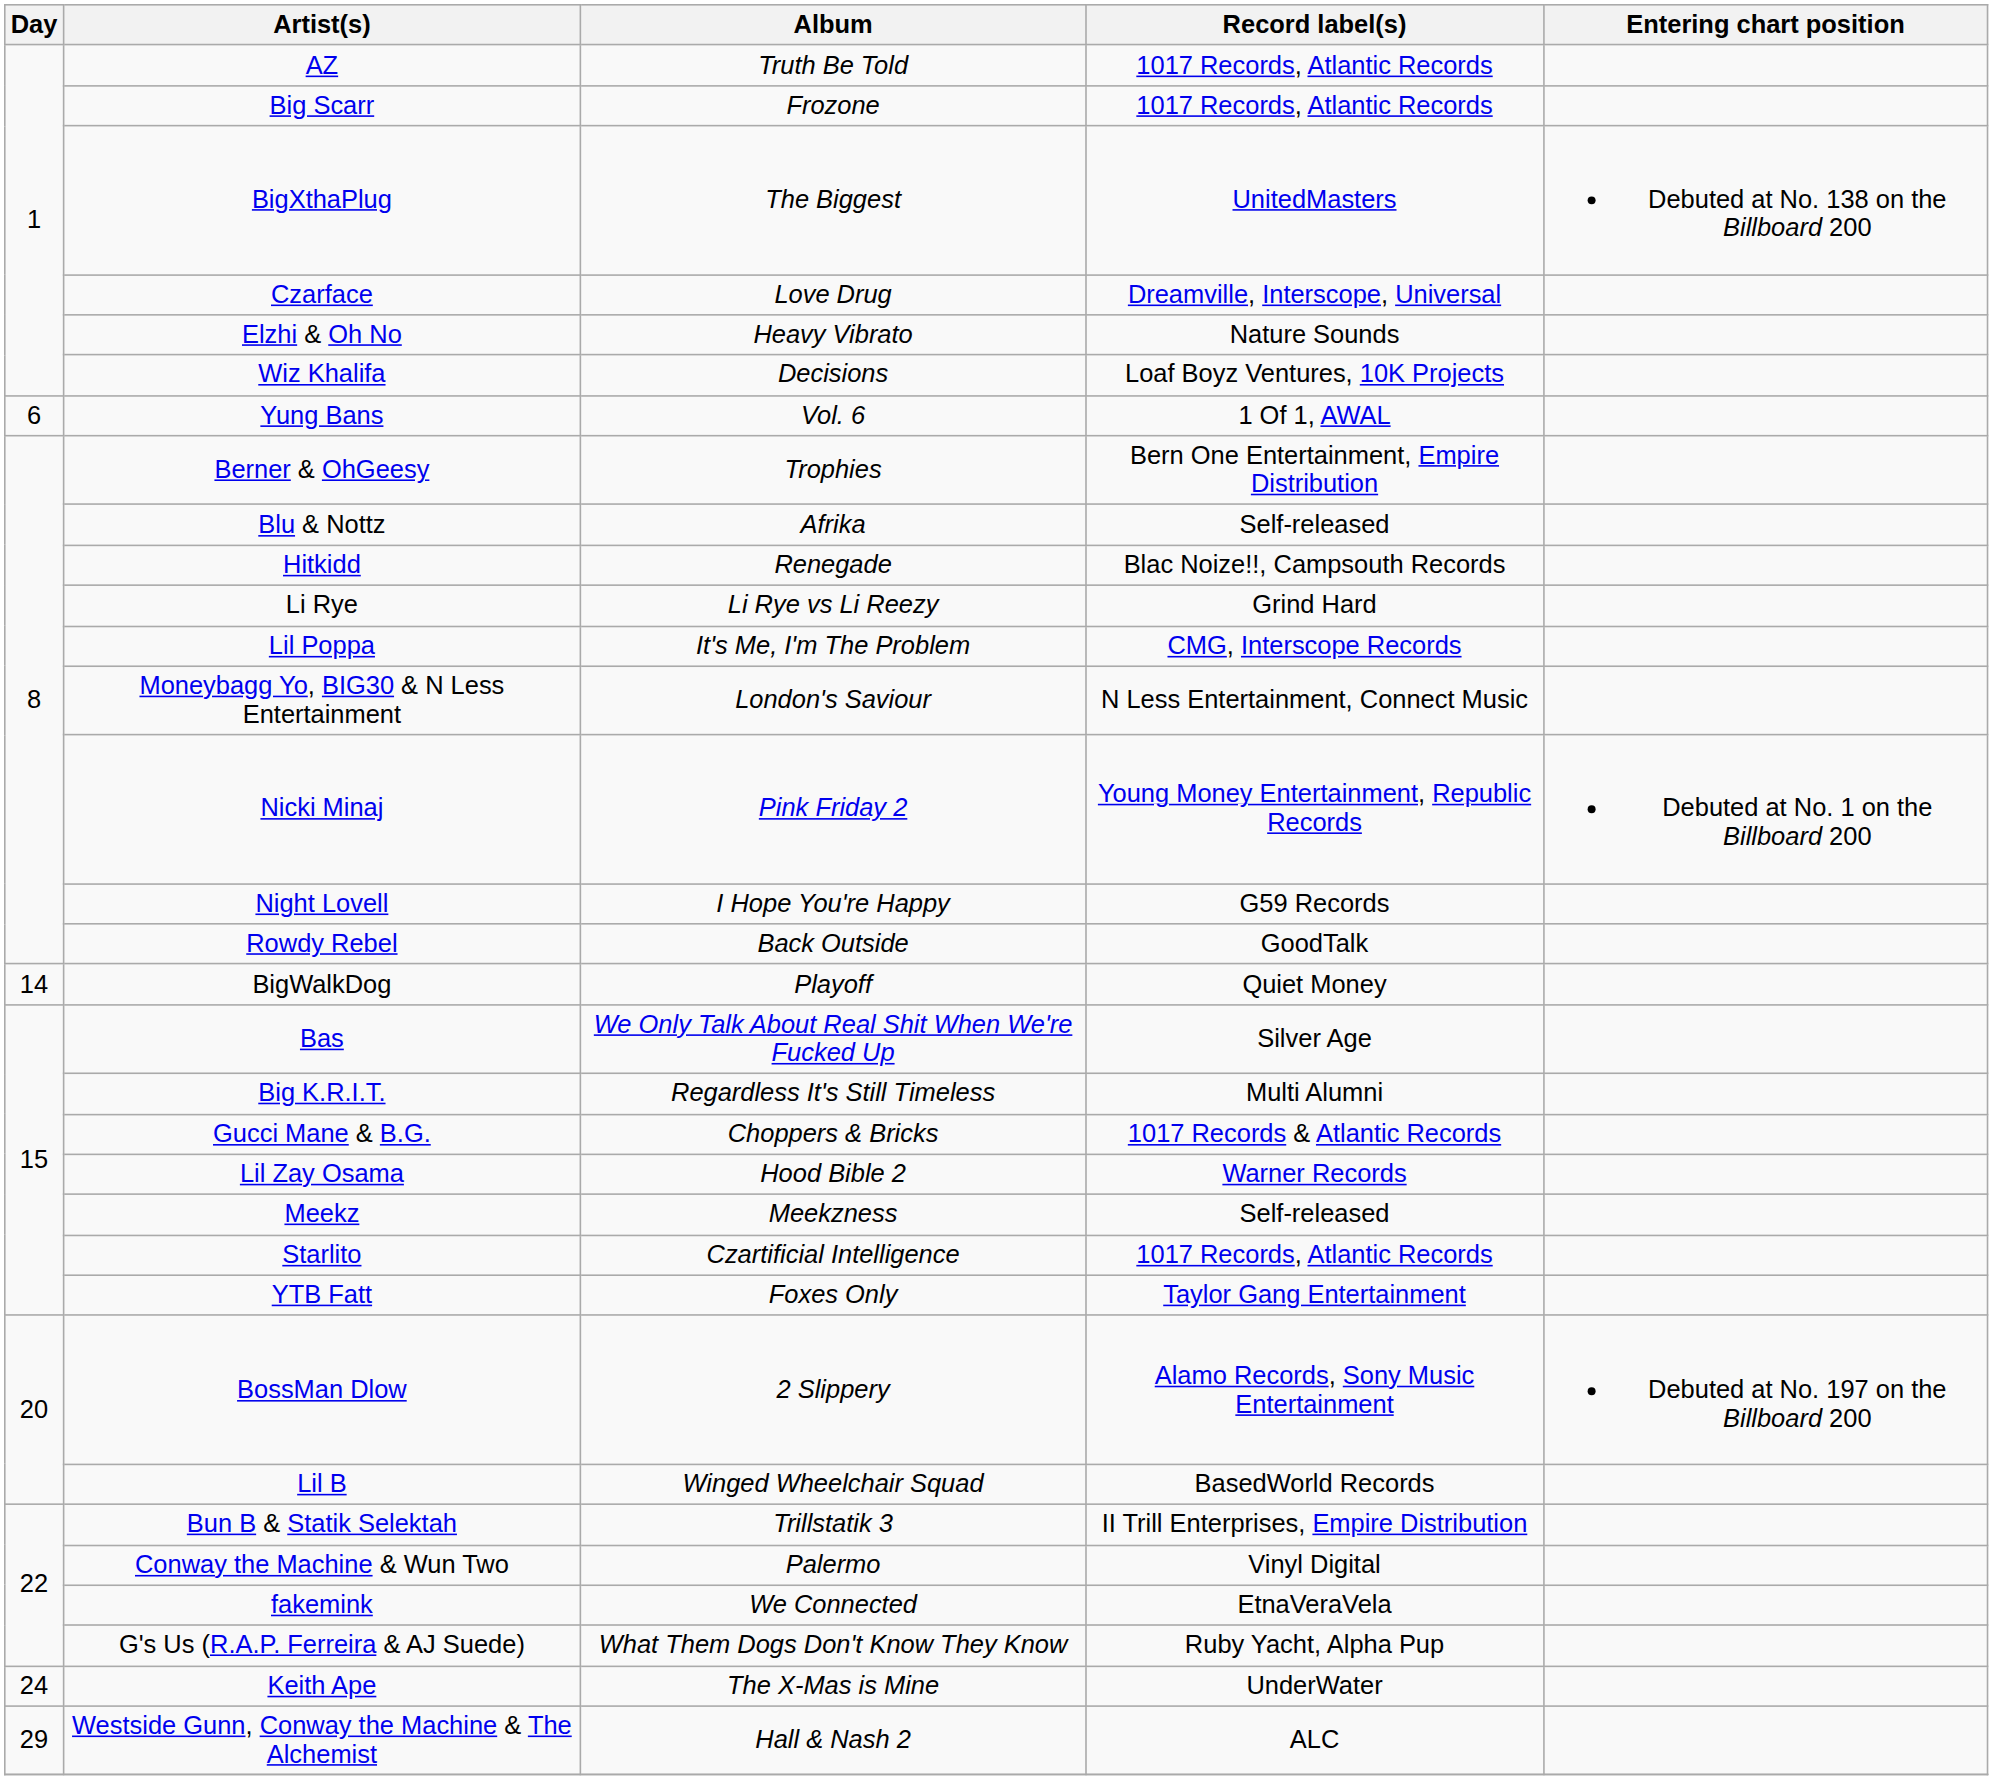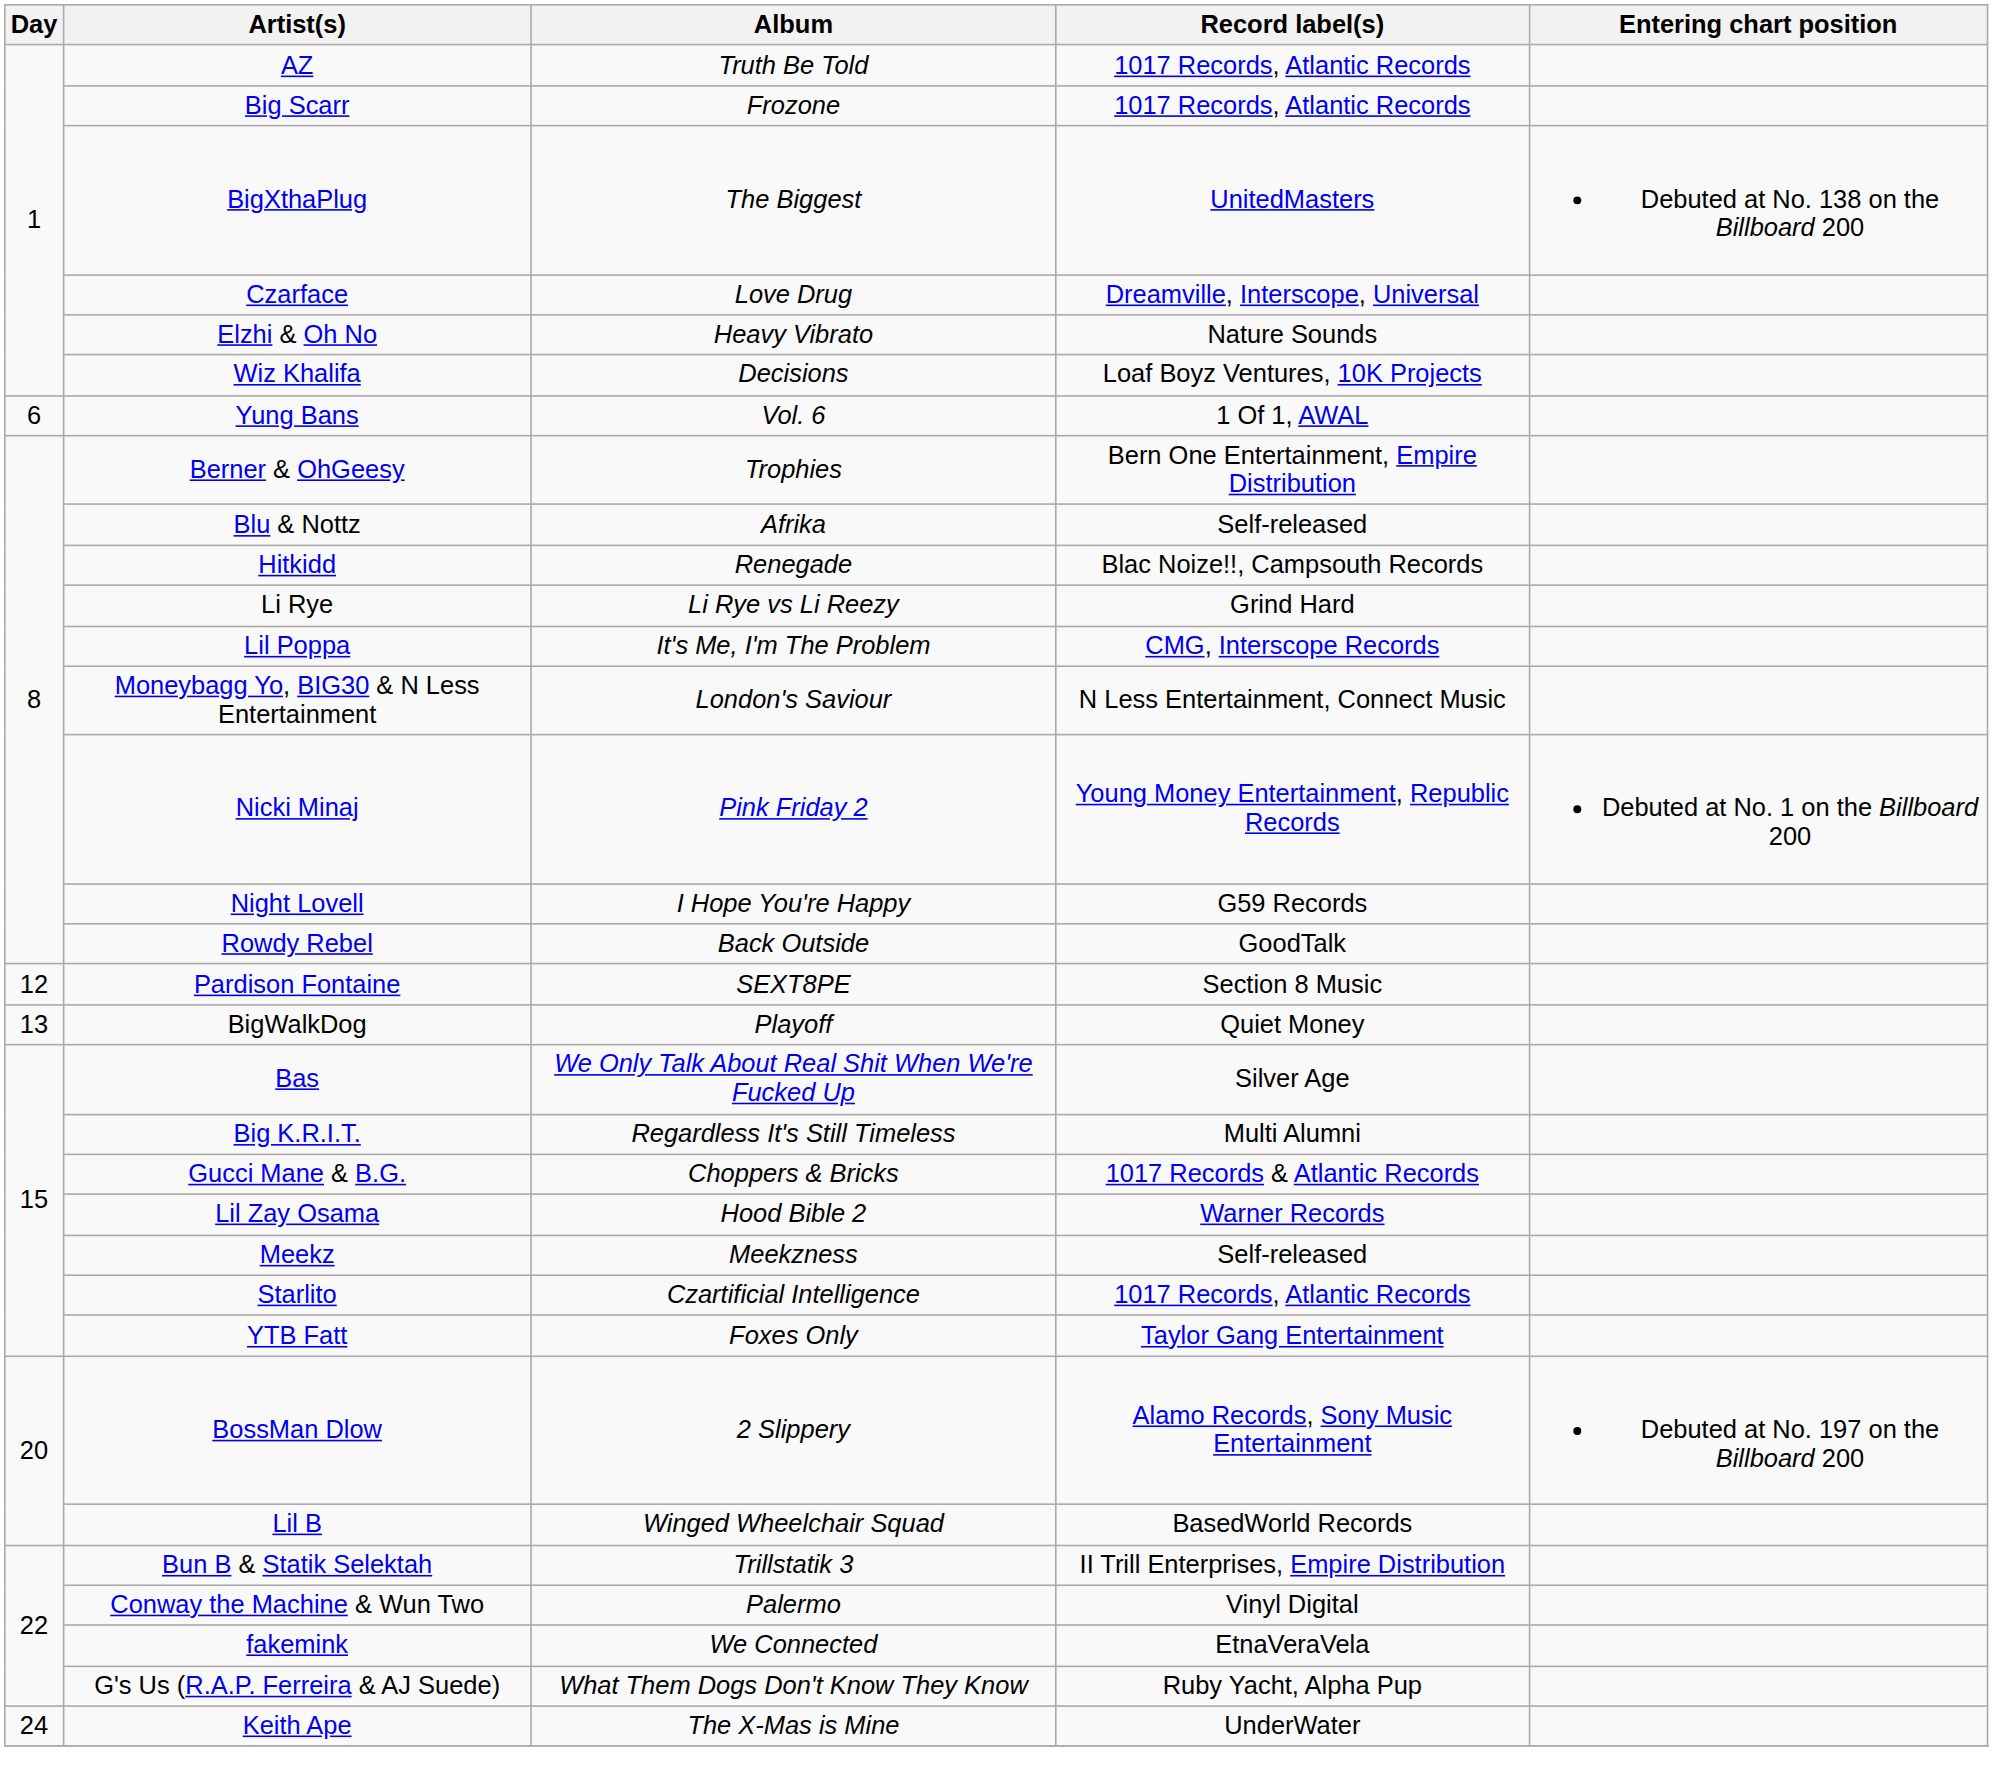+ row: (297, 984)
(34, 984) 14 -> (34, 1024) 13
- row: (322, 1740)
